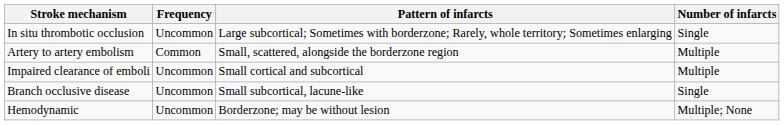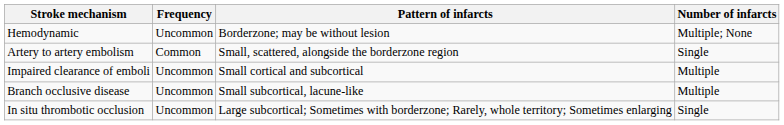rows swapped: (76, 33) <-> (43, 110)
(698, 52) Multiple -> (693, 52) Single
(693, 91) Single -> (698, 91) Multiple
